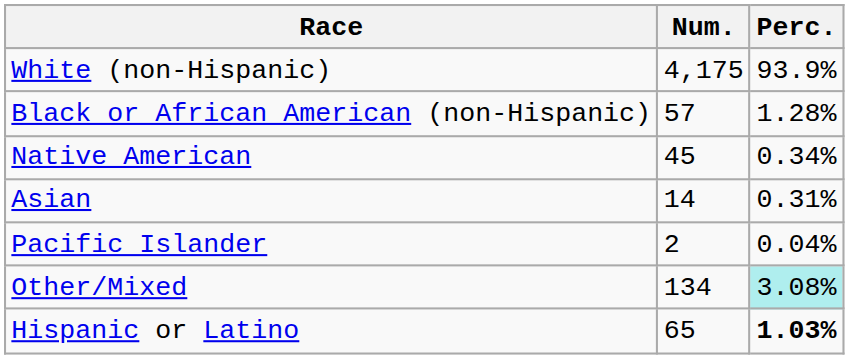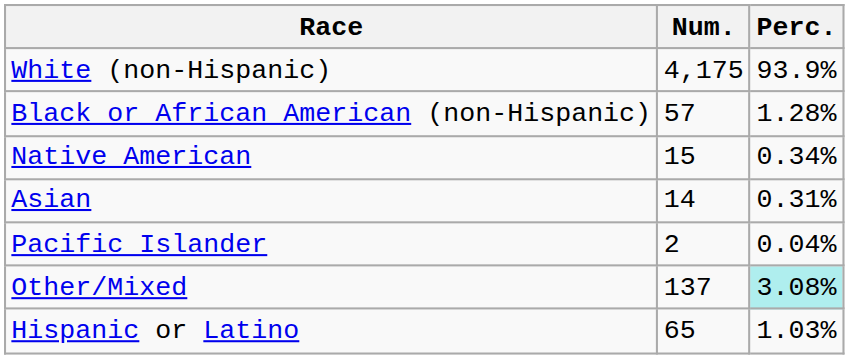(680, 157) 45 -> (680, 157) 15
(688, 287) 134 -> (688, 287) 137
(796, 331) bold -> (796, 331) normal
